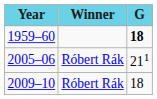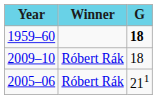rows swapped: (31, 60) <-> (31, 83)
